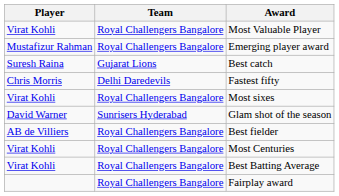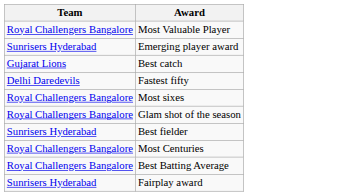- column: (50, 13)
(160, 47) Royal Challengers Bangalore -> (52, 47) Sunrisers Hyderabad
(142, 115) Sunrisers Hyderabad -> (70, 115) Royal Challengers Bangalore
(160, 132) Royal Challengers Bangalore -> (52, 132) Sunrisers Hyderabad
(160, 183) Royal Challengers Bangalore -> (52, 183) Sunrisers Hyderabad
